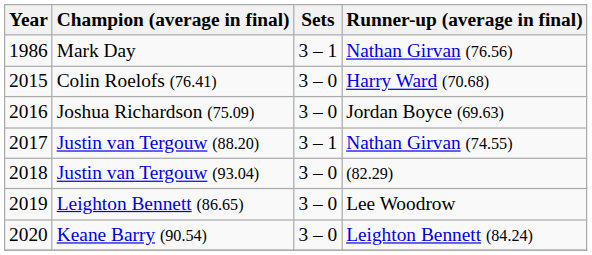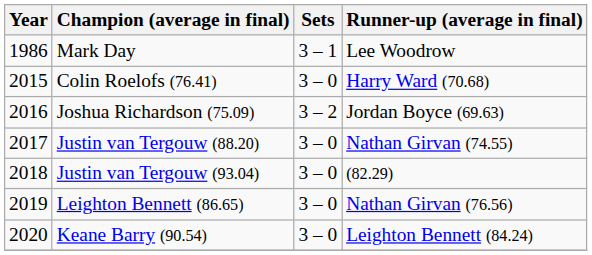(429, 50) Nathan Girvan (76.56) -> (401, 50) Lee Woodrow
(318, 111) 3 – 0 -> (318, 111) 3 – 2
(318, 142) 3 – 1 -> (318, 142) 3 – 0
(401, 204) Lee Woodrow -> (429, 204) Nathan Girvan (76.56)
